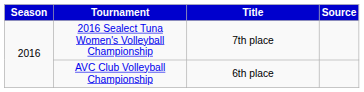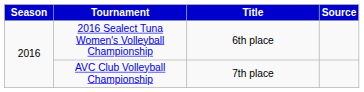(253, 40) 7th place -> (253, 40) 6th place
(253, 73) 6th place -> (253, 73) 7th place
